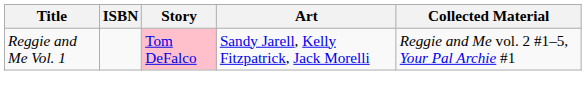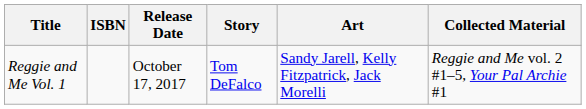+ column: (168, 25)
(171, 49) pink background -> (236, 74) no background
